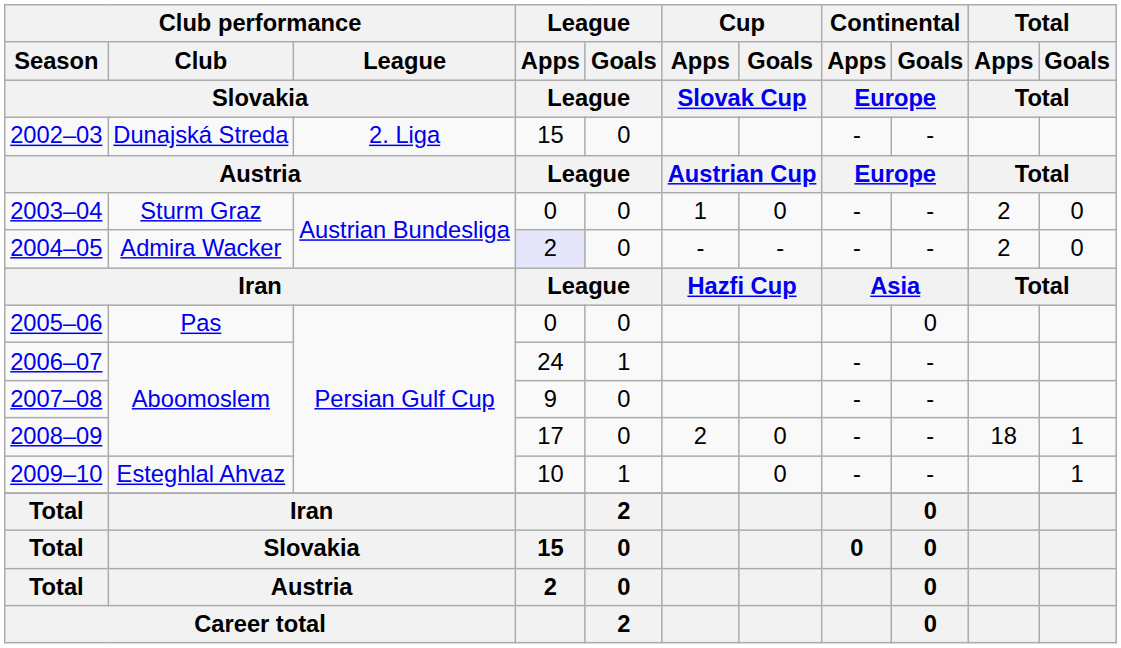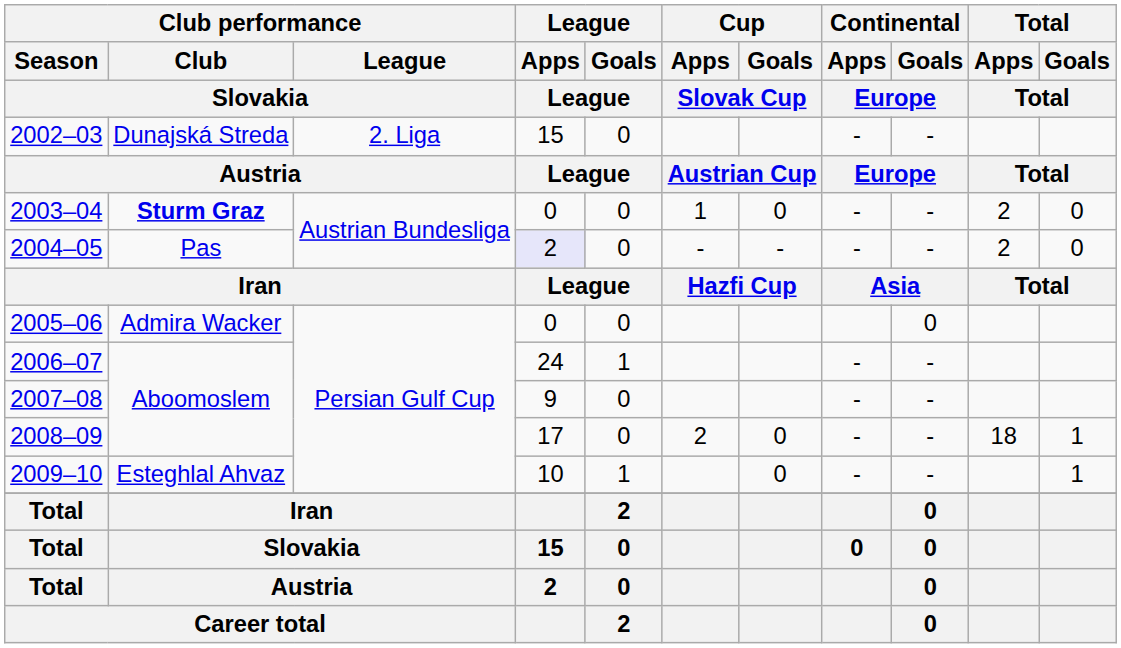(201, 211) normal -> (201, 211) bold
(201, 248) Admira Wacker -> (201, 248) Pas
(201, 323) Pas -> (201, 323) Admira Wacker
